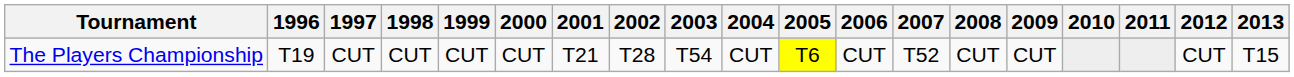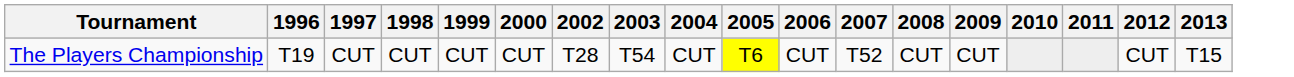- column: (580, 22)
